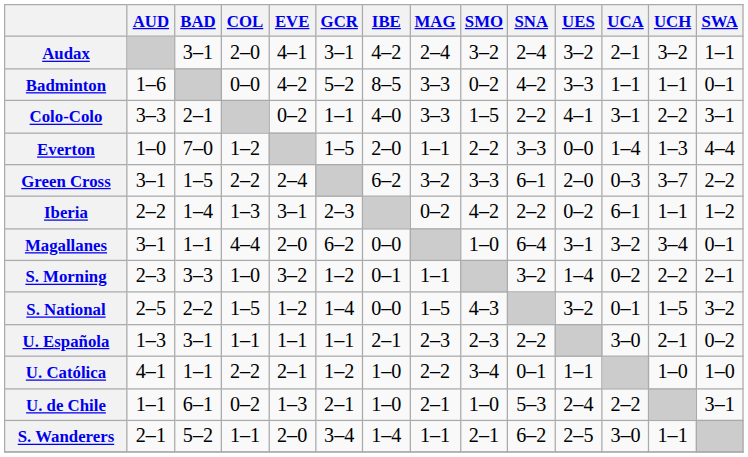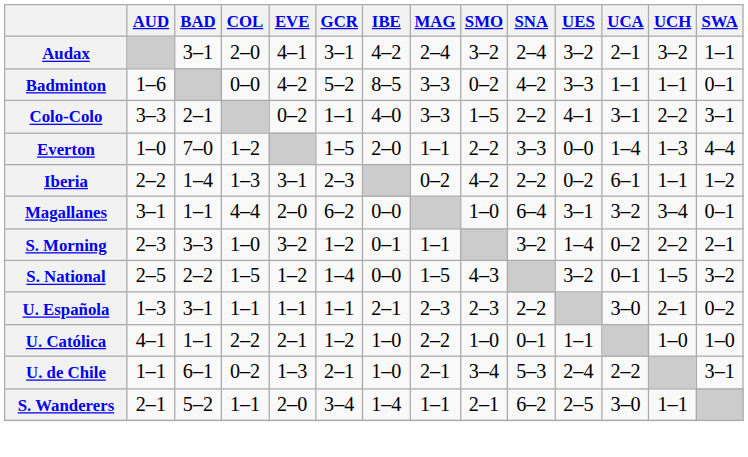- row: (66, 181)
(484, 372) 3–4 -> (484, 340) 1–0
(484, 404) 1–0 -> (484, 372) 3–4
